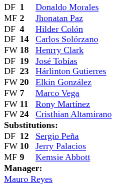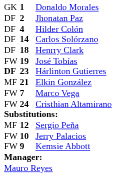(10, 7) DF -> (11, 7) GK
(11, 18) MF -> (10, 18) DF
(11, 50) FW -> (10, 50) DF
(10, 61) DF -> (11, 61) FW
(10, 71) normal -> (10, 71) bold
(11, 82) FW -> (11, 82) MF
(24, 82) 20 -> (24, 82) 21
- row: (63, 103)
(10, 136) DF -> (11, 125) MF
(11, 157) MF -> (11, 146) FW
